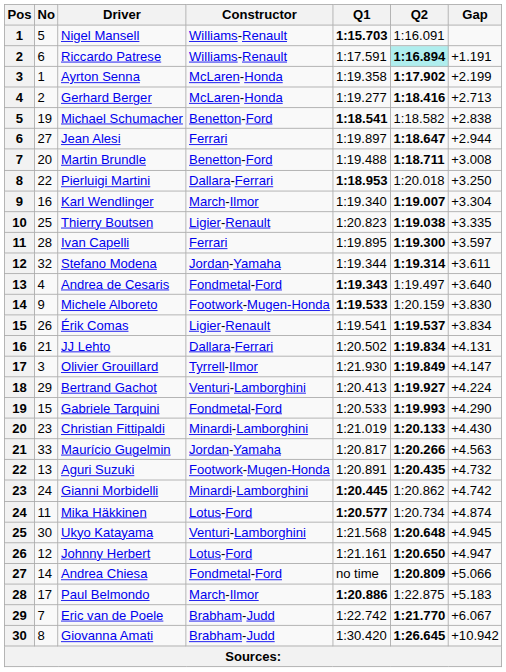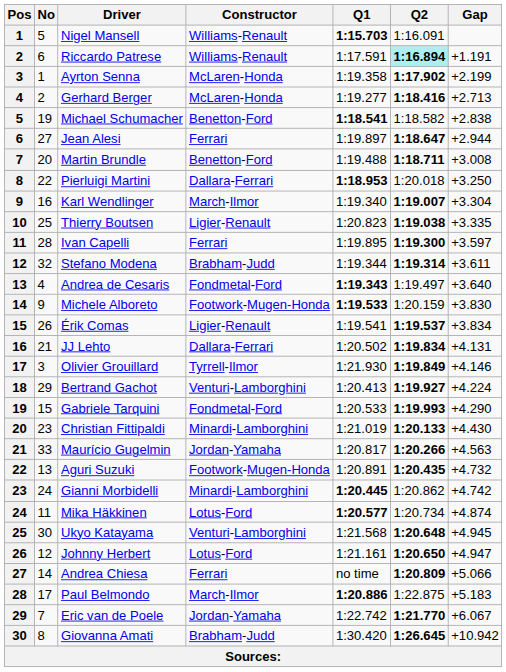(235, 263) Jordan-Yamaha -> (232, 263) Brabham-Judd
(471, 367) +4.147 -> (471, 367) +4.146
(235, 574) Fondmetal-Ford -> (208, 574) Ferrari
(232, 615) Brabham-Judd -> (235, 615) Jordan-Yamaha
